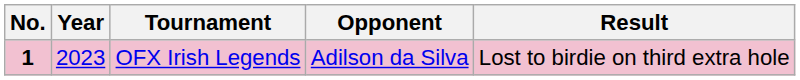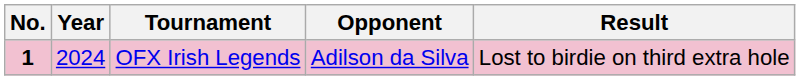(81, 58) 2023 -> (81, 58) 2024
